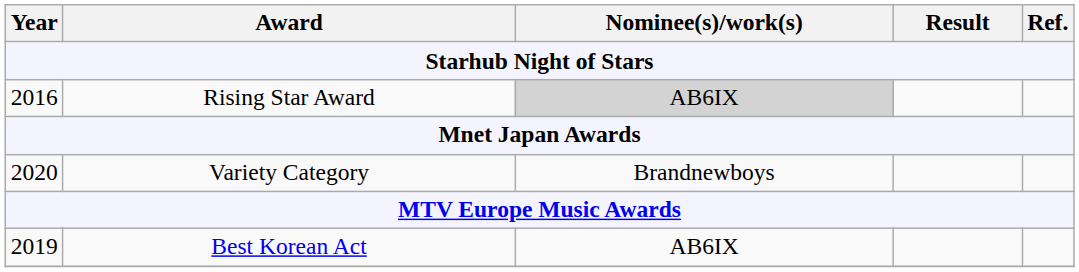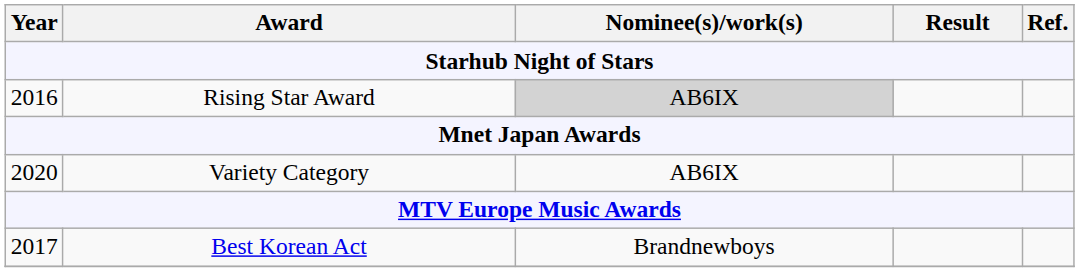(704, 172) Brandnewboys -> (704, 172) AB6IX
(34, 246) 2019 -> (34, 246) 2017
(704, 246) AB6IX -> (704, 246) Brandnewboys
